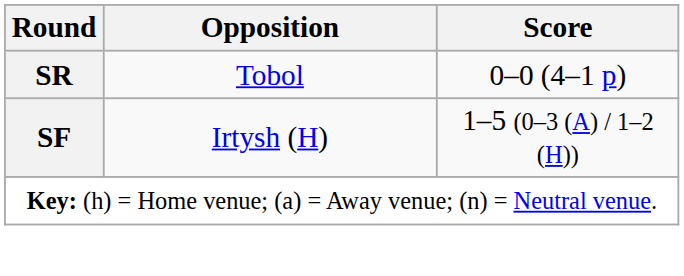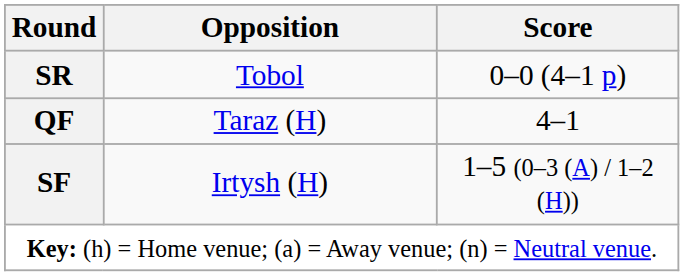+ row: (54, 120)
